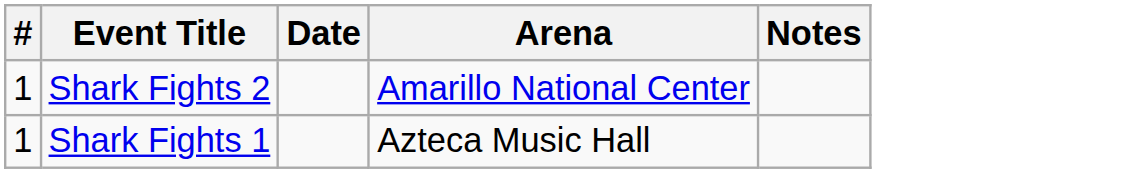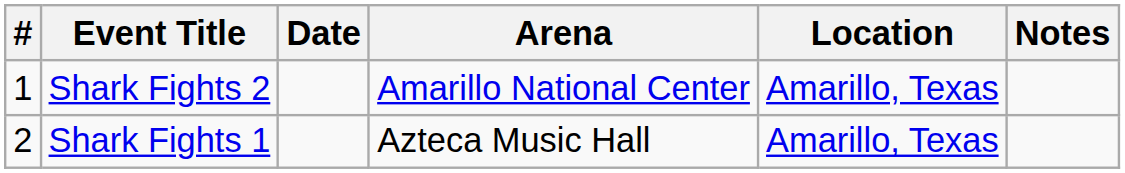+ column: (882, 33)
(23, 142) 1 -> (23, 142) 2
